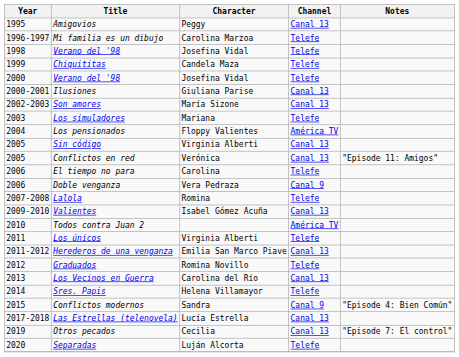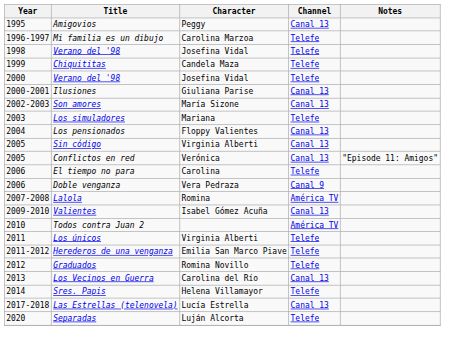(314, 131) América TV -> (310, 131) Canal 13
(305, 198) Telefe -> (314, 198) América TV
(310, 251) Canal 13 -> (305, 251) Telefe
- row: (16, 305)
- row: (16, 332)
